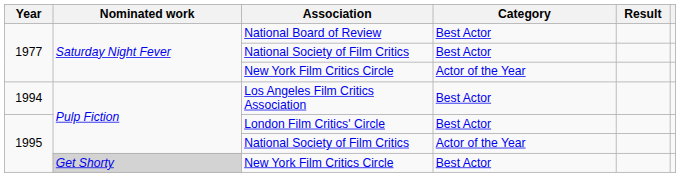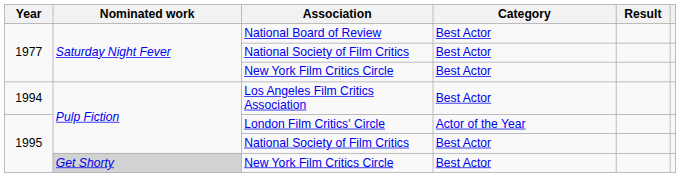(481, 71) Actor of the Year -> (463, 71) Best Actor
(463, 124) Best Actor -> (481, 124) Actor of the Year
(481, 143) Actor of the Year -> (463, 143) Best Actor
